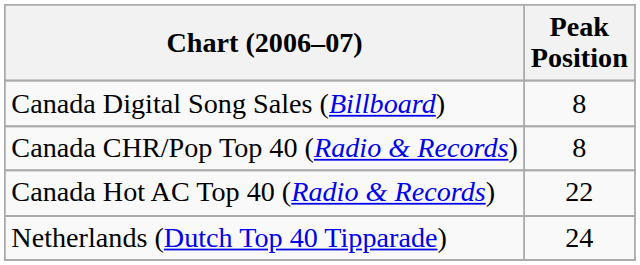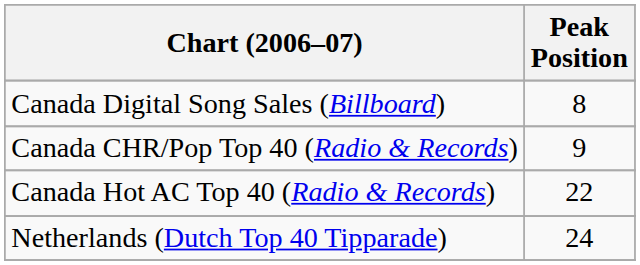(579, 147) 8 -> (579, 147) 9
